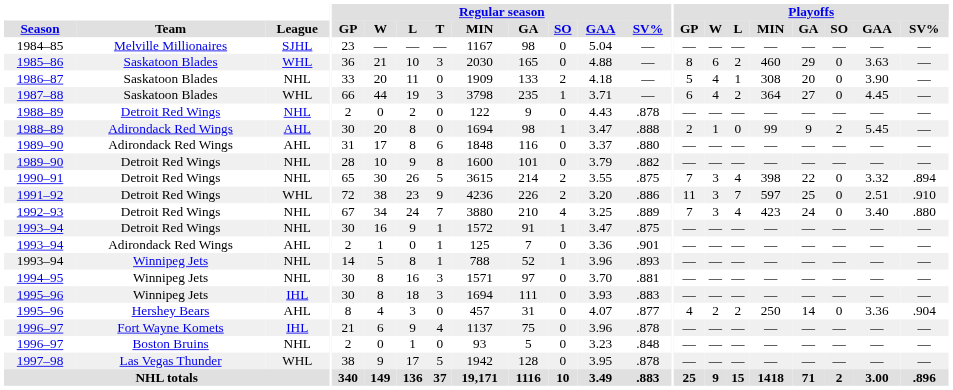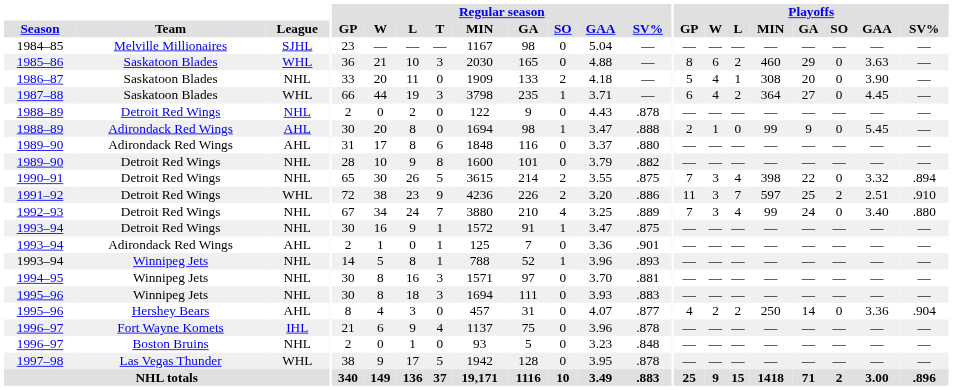(839, 128) 2 -> (839, 128) 0
(839, 194) 0 -> (839, 194) 2
(771, 211) 423 -> (771, 211) 99
(297, 294) IHL -> (297, 294) NHL
